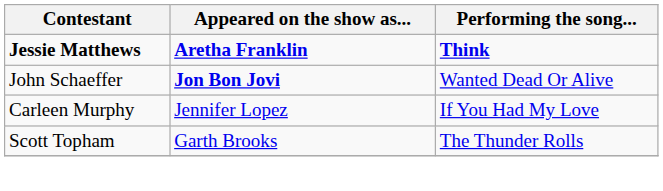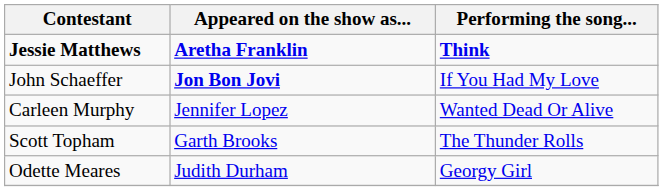(527, 79) Wanted Dead Or Alive -> (519, 79) If You Had My Love
(519, 110) If You Had My Love -> (527, 110) Wanted Dead Or Alive
+ row: (65, 170)
